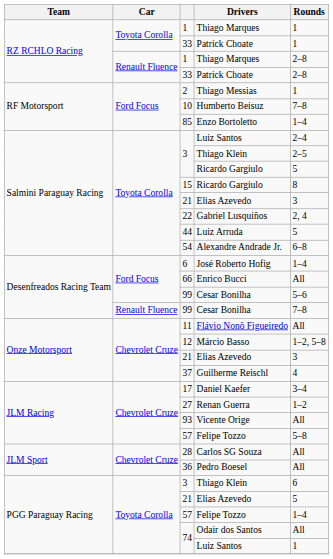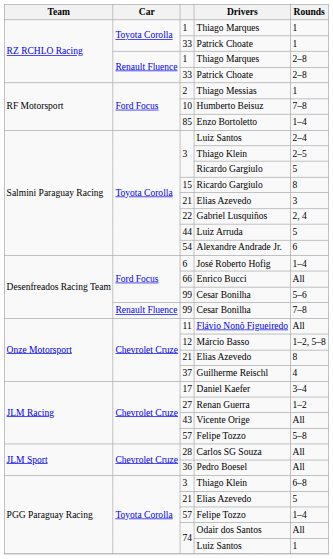(300, 247) 6–8 -> (295, 247) 6
(295, 357) 3 -> (295, 357) 8
(187, 420) 93 -> (187, 420) 43
(295, 483) 6 -> (300, 483) 6–8
